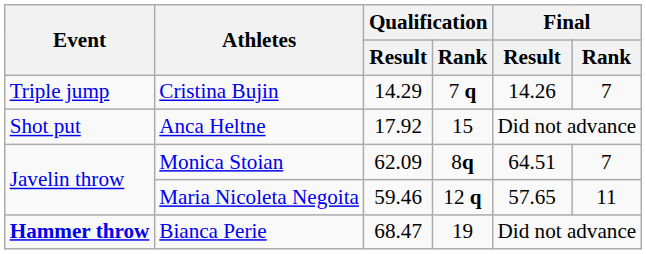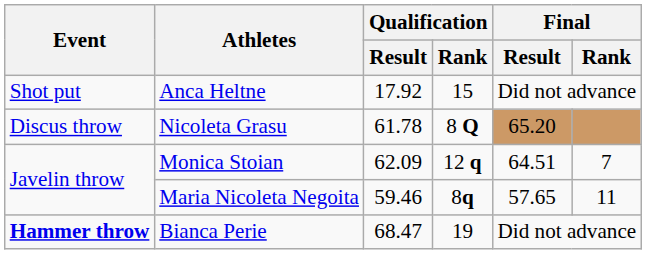- row: (219, 92)
+ row: (223, 127)
(463, 161) 8q -> (462, 161) 12 q
(462, 196) 12 q -> (463, 196) 8q
